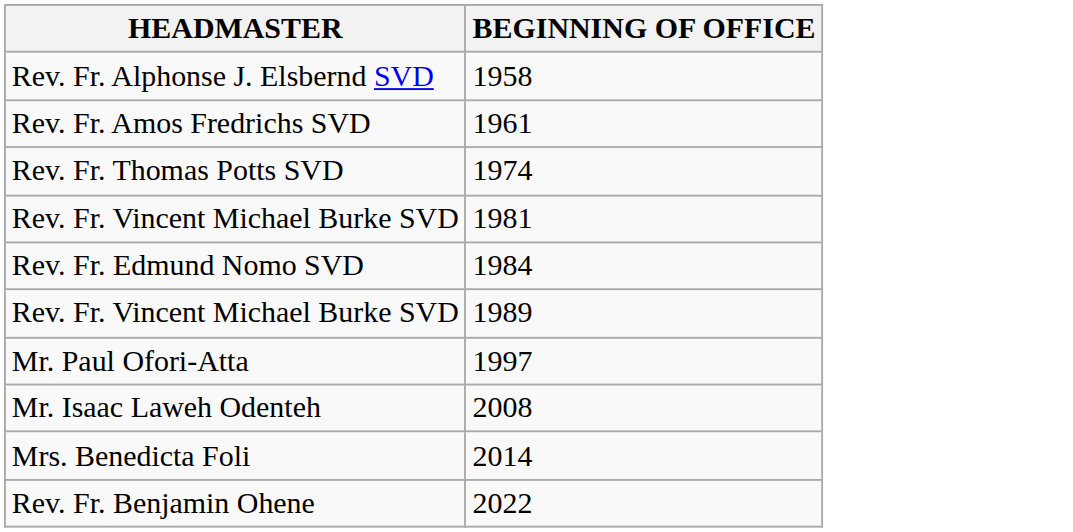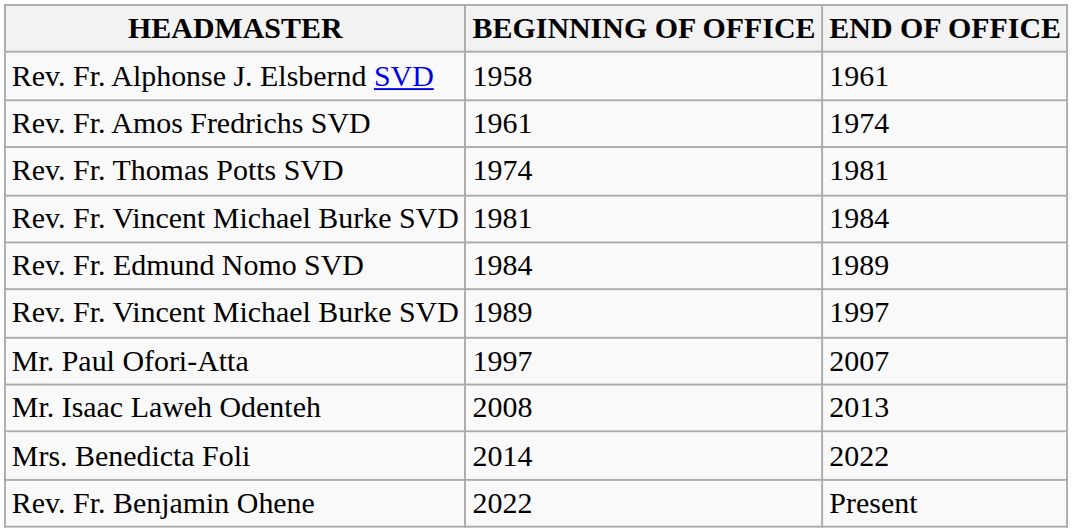+ column: (945, 28)
